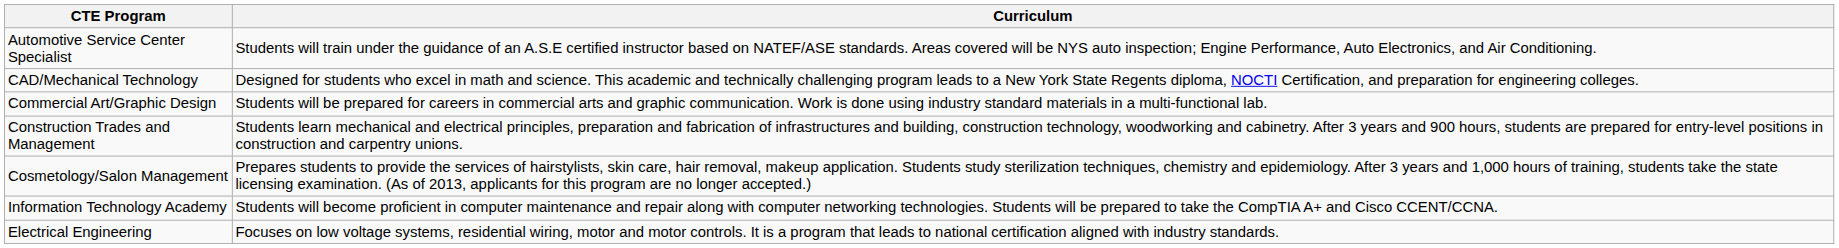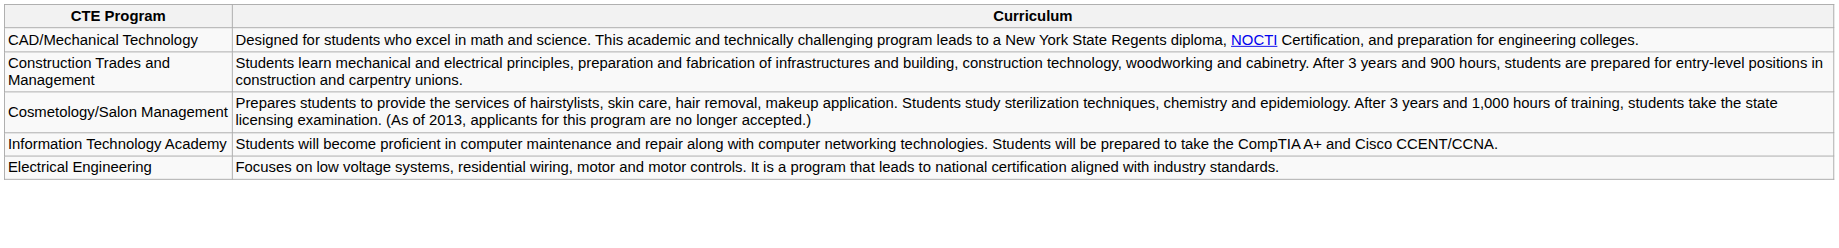- row: (96, 48)
- row: (112, 103)
